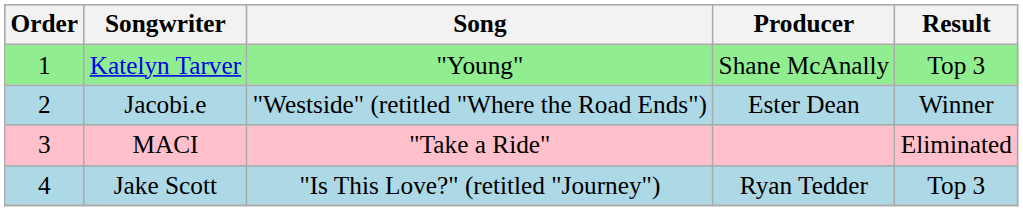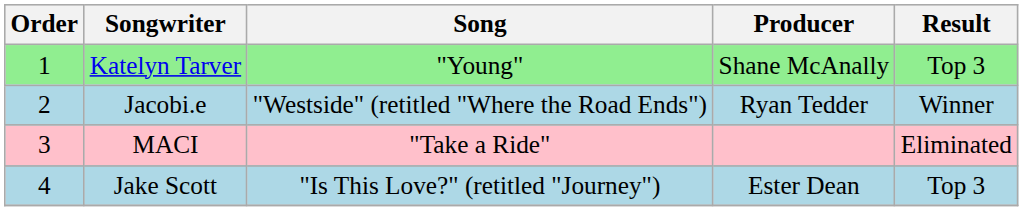(804, 104) Ester Dean -> (804, 104) Ryan Tedder
(804, 184) Ryan Tedder -> (804, 184) Ester Dean
